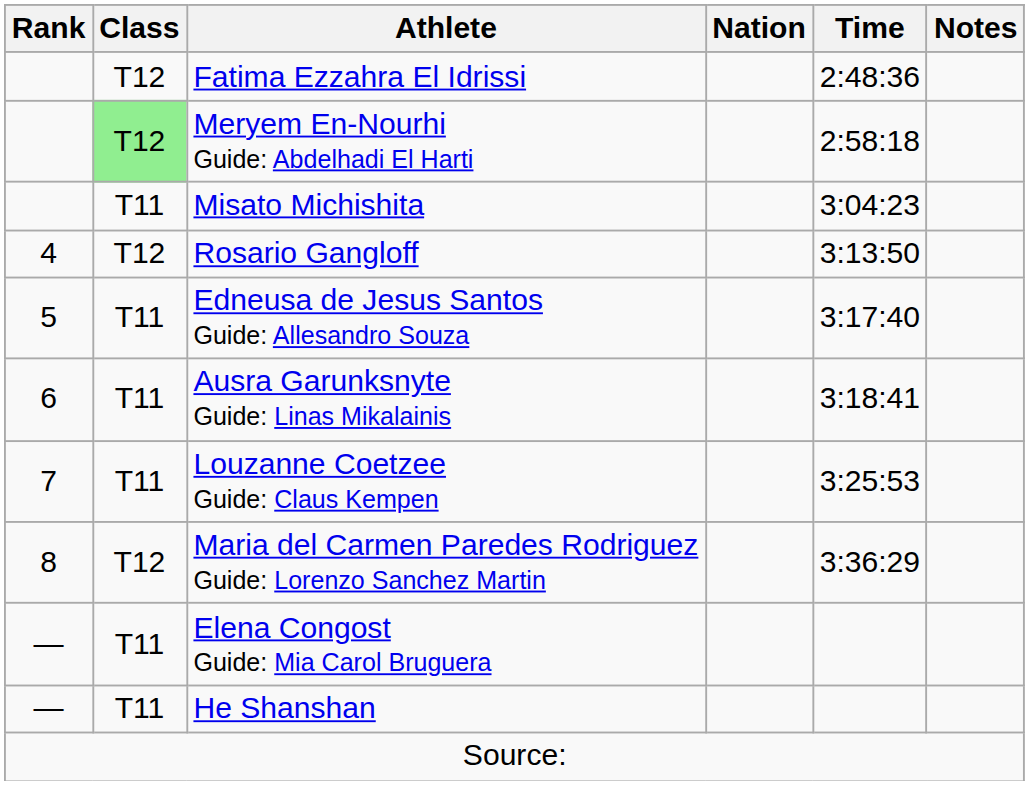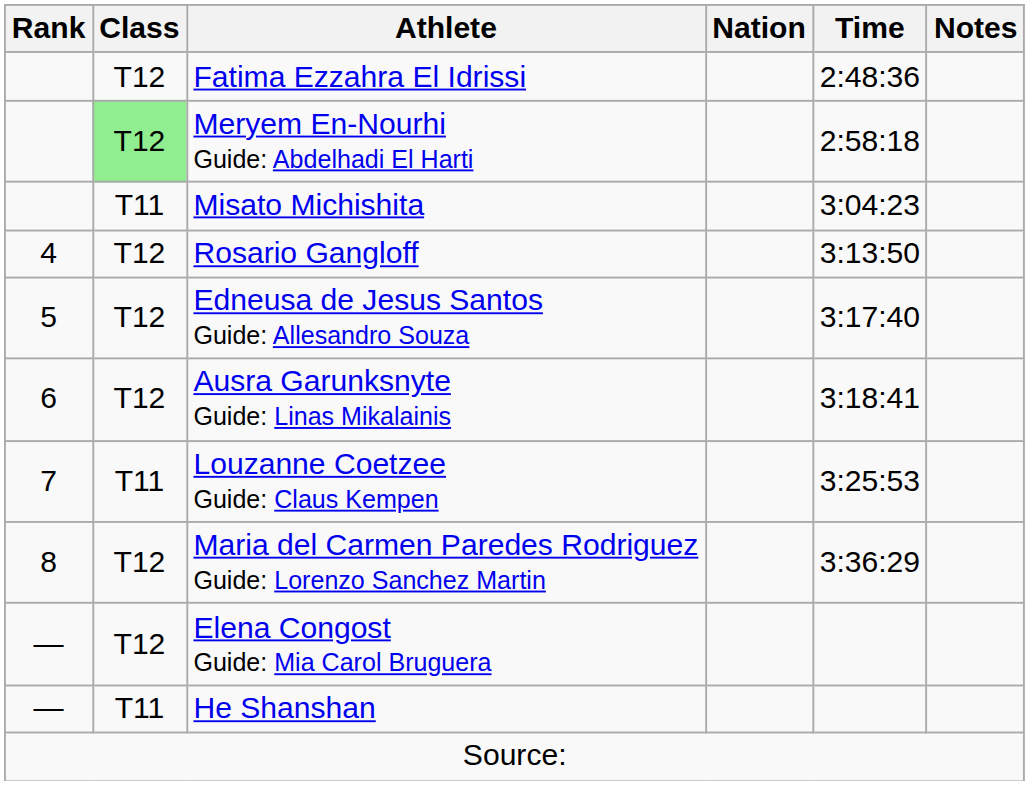(139, 317) T11 -> (139, 317) T12
(139, 399) T11 -> (139, 399) T12
(139, 643) T11 -> (139, 643) T12
